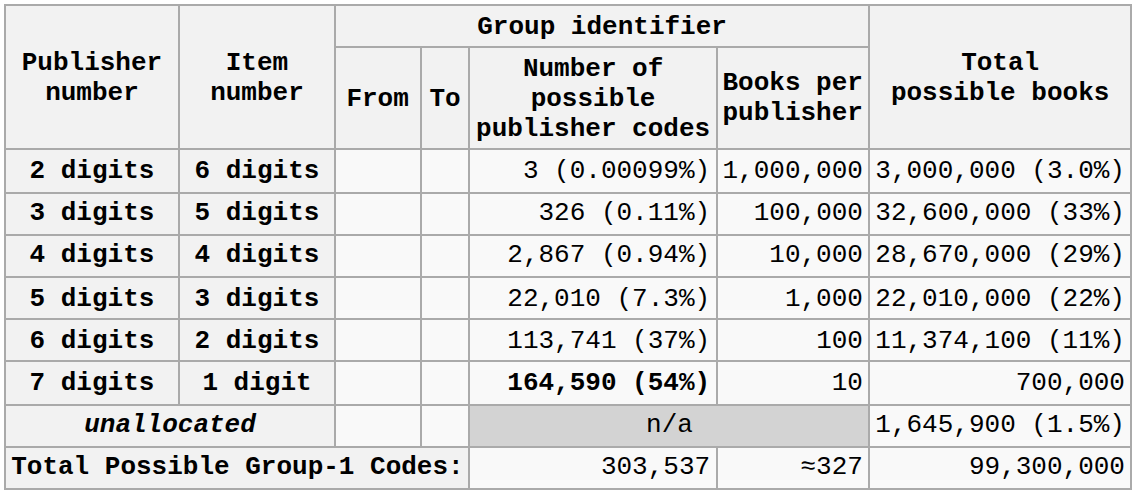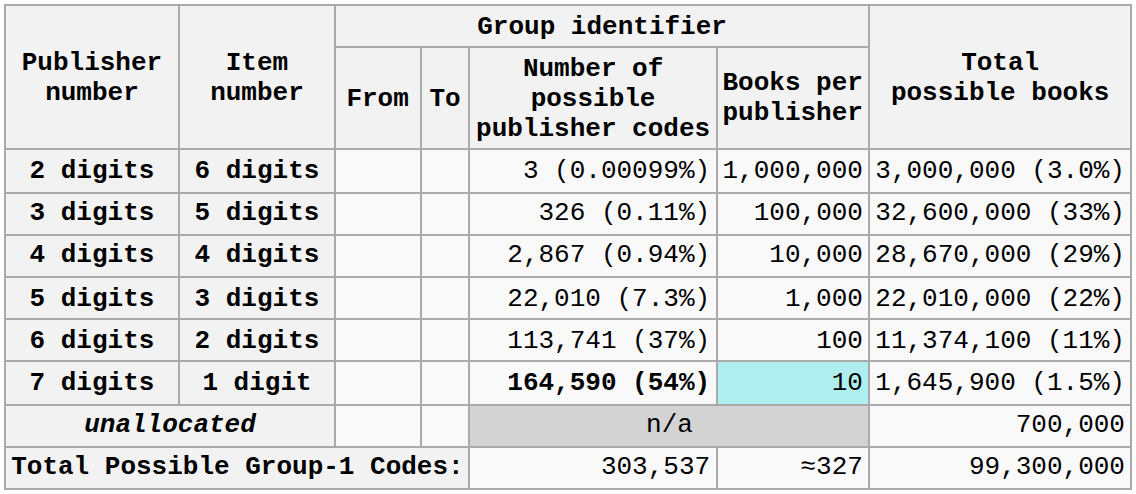(847, 383) no background -> (847, 383) paleturquoise background
(1070, 383) 700,000 -> (1000, 383) 1,645,900 (1.5%)
(1000, 425) 1,645,900 (1.5%) -> (1070, 425) 700,000
